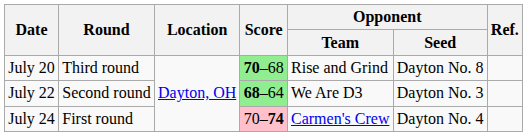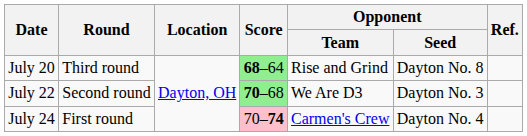(264, 67) 70–68 -> (264, 67) 68–64
(264, 93) 68–64 -> (264, 93) 70–68
